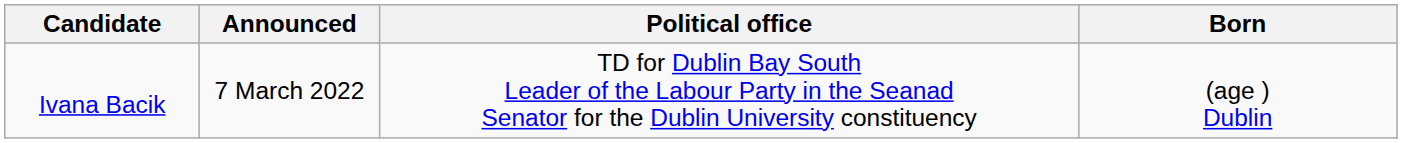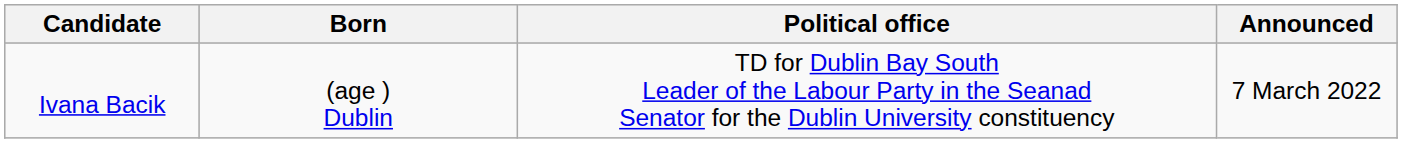columns swapped: (1238, 23) <-> (289, 23)
